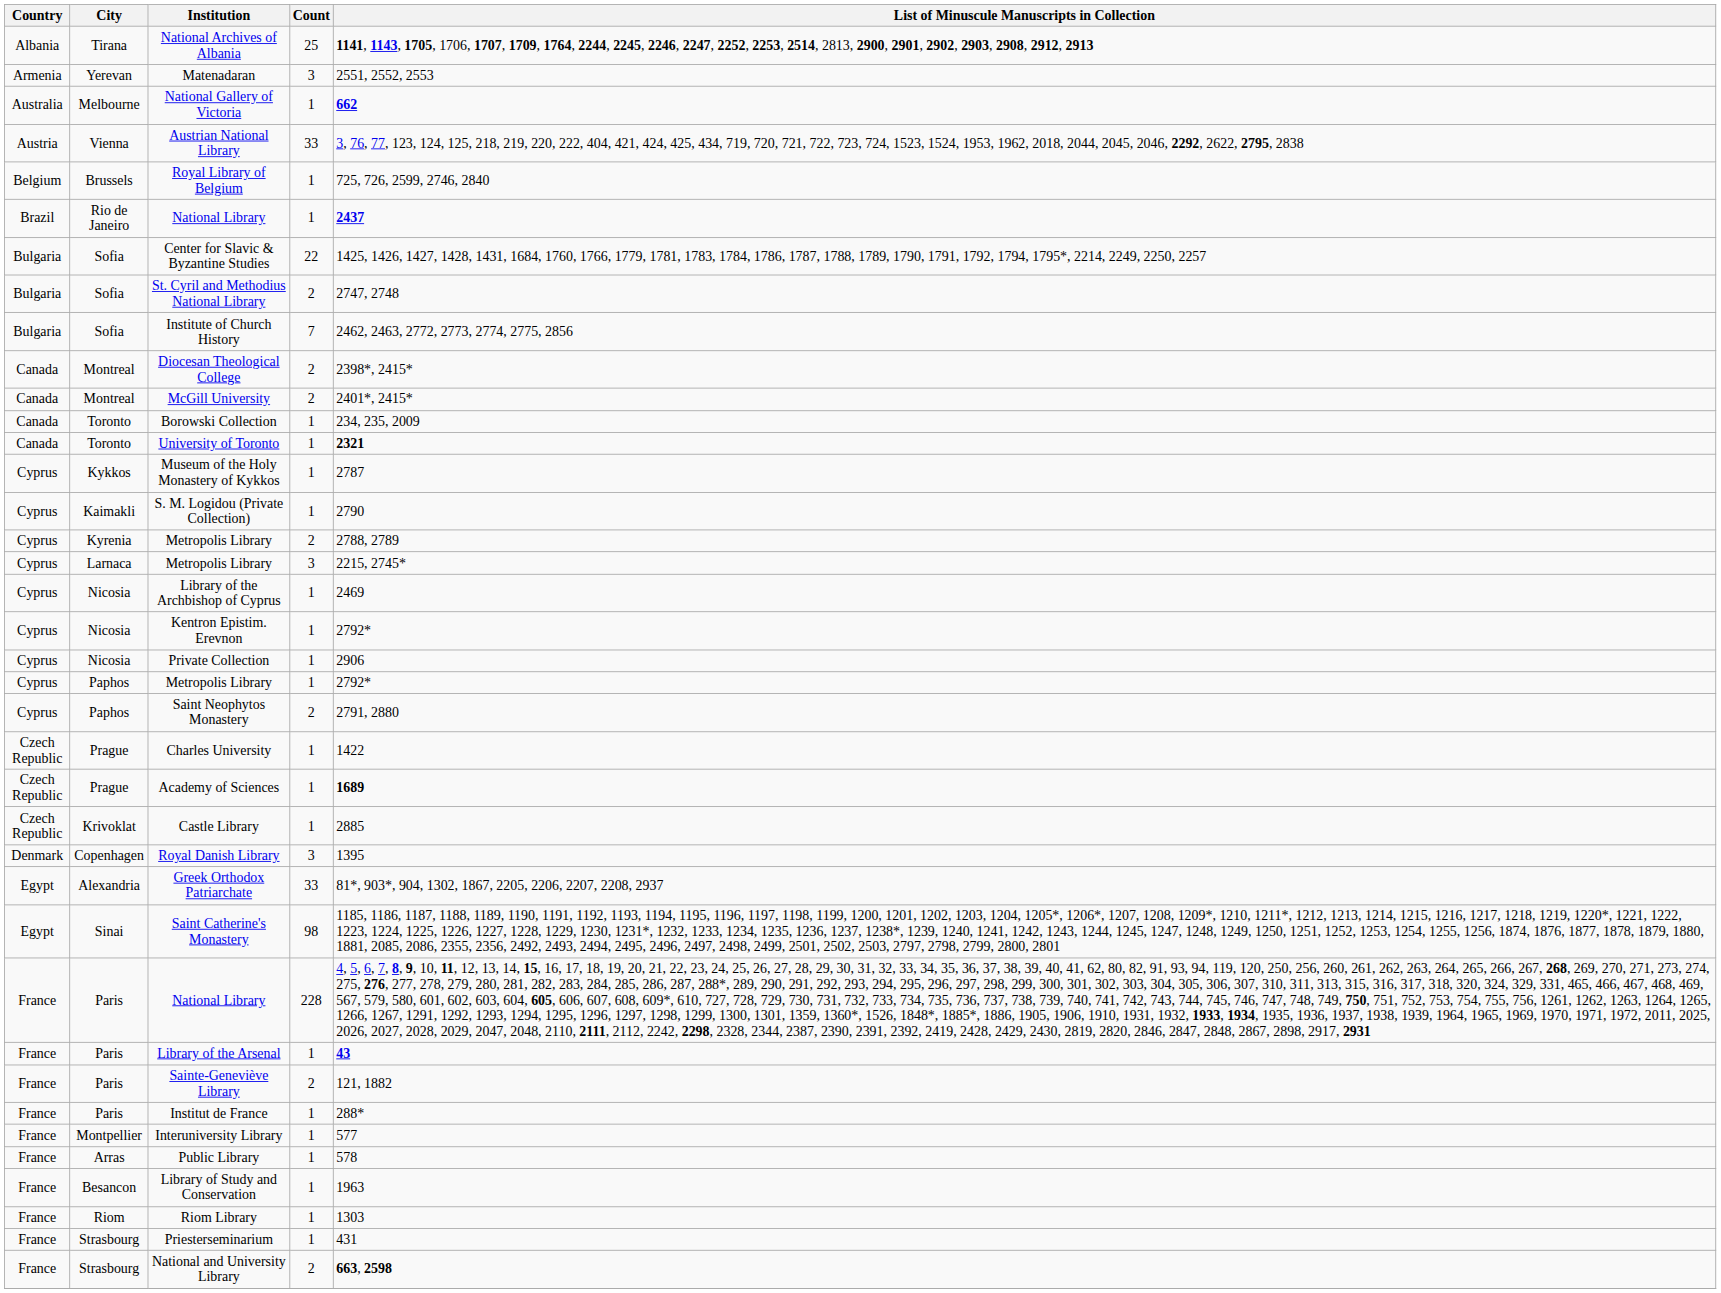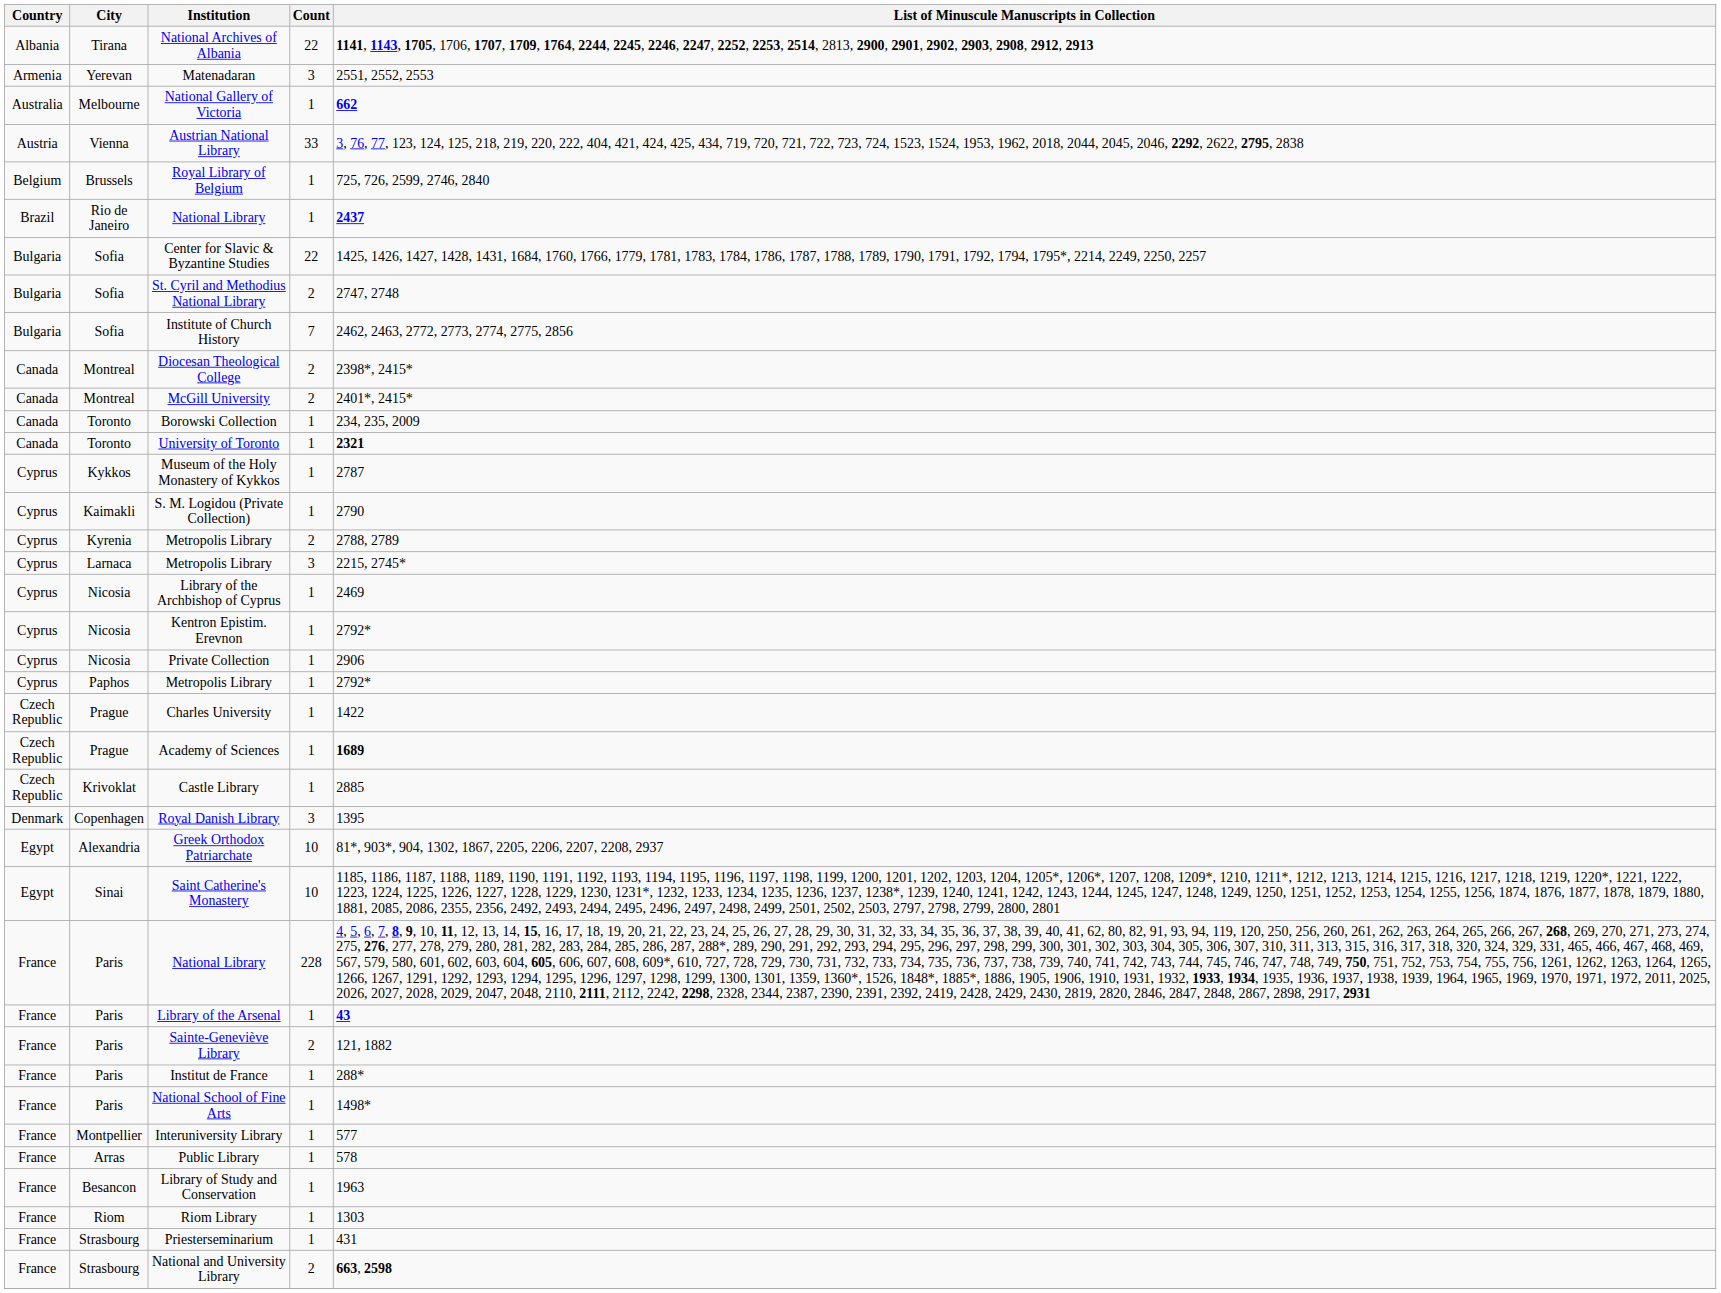(311, 45) 25 -> (311, 45) 22
- row: (109, 712)
(311, 885) 33 -> (311, 847) 10
(311, 931) 98 -> (311, 893) 10
+ row: (109, 1105)
